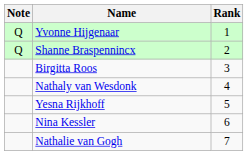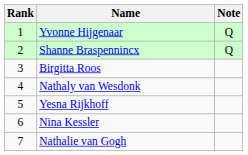columns swapped: (227, 13) <-> (19, 13)
